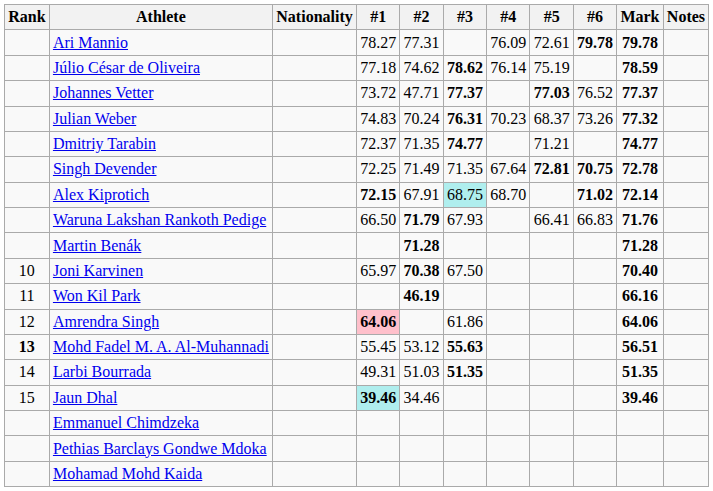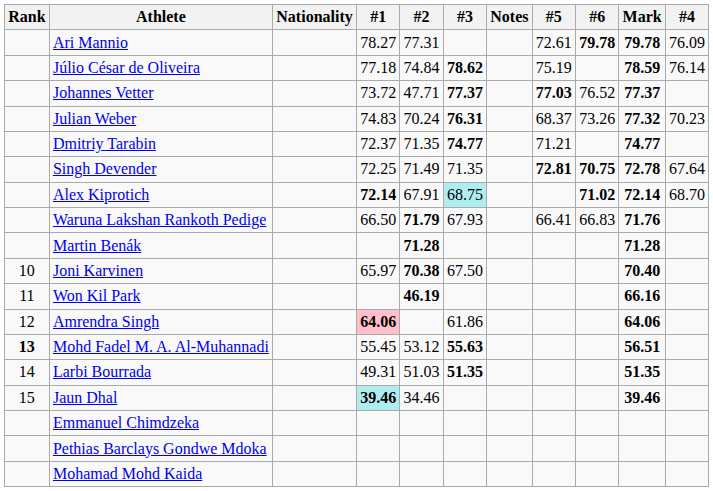columns swapped: (508, 17) <-> (686, 17)
(422, 67) 74.62 -> (422, 67) 74.84
(378, 194) 72.15 -> (378, 194) 72.14
